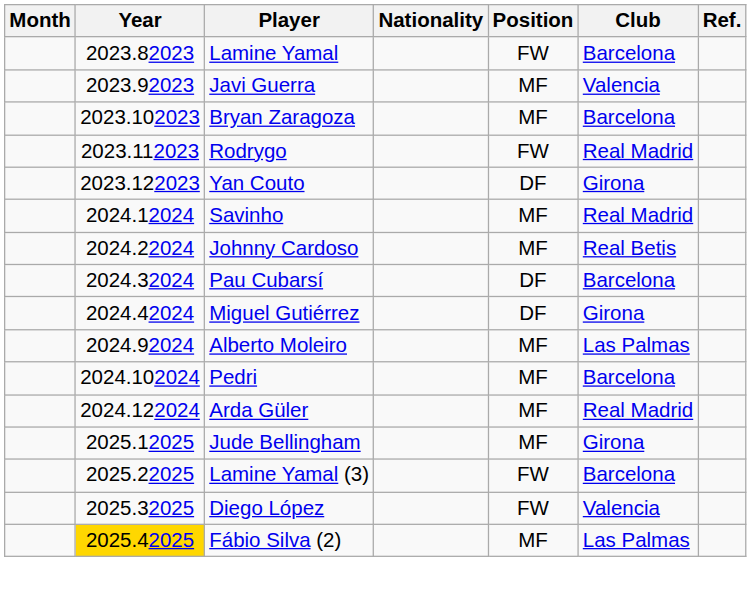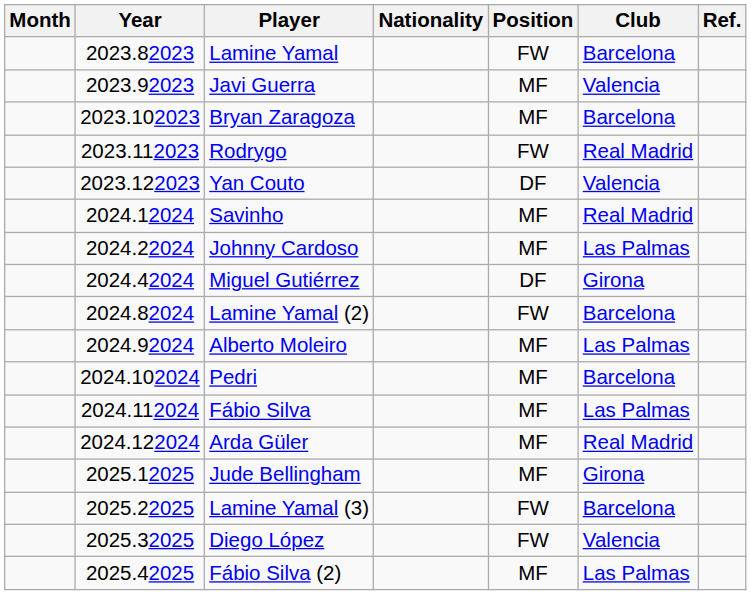(614, 183) Girona -> (621, 183) Valencia
(629, 248) Real Betis -> (636, 248) Las Palmas
- row: (266, 280)
+ row: (289, 313)
+ row: (260, 410)
(140, 540) gold background -> (140, 572) no background
